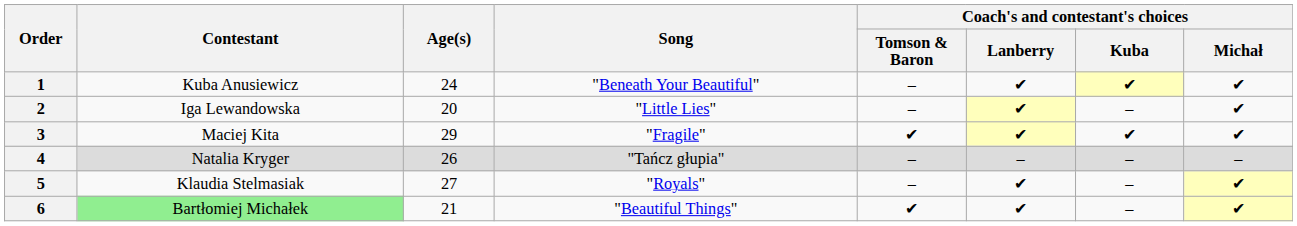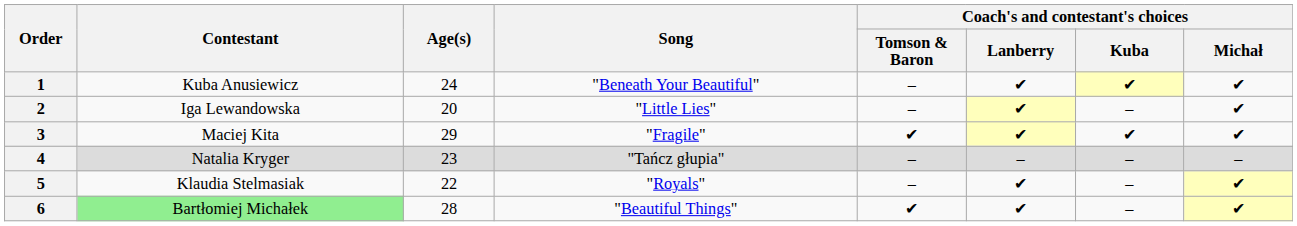(449, 159) 26 -> (449, 159) 23
(449, 183) 27 -> (449, 183) 22
(449, 208) 21 -> (449, 208) 28
